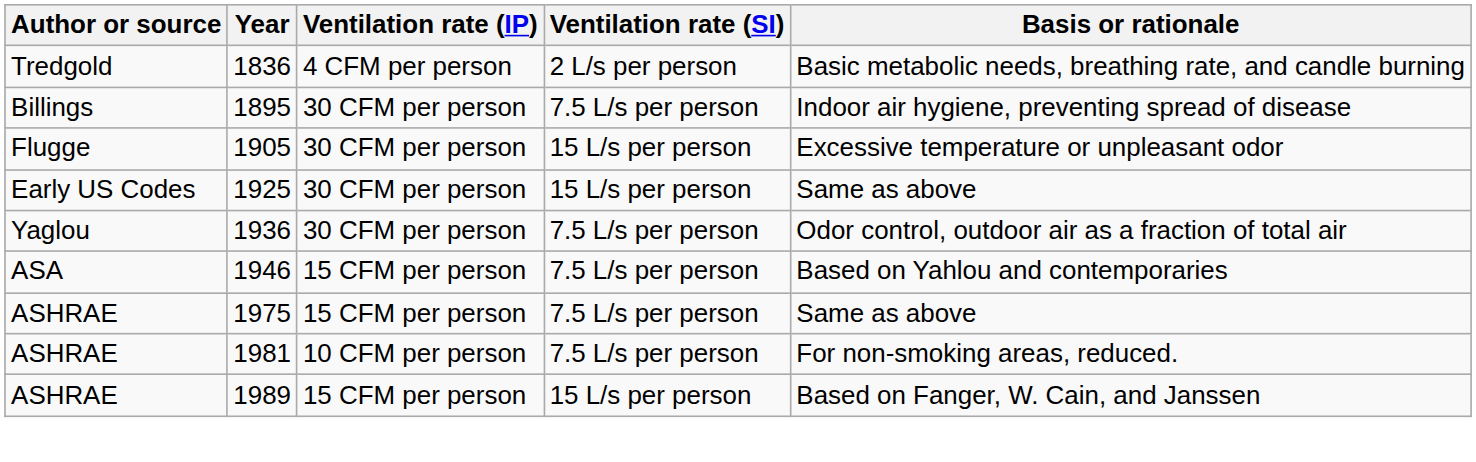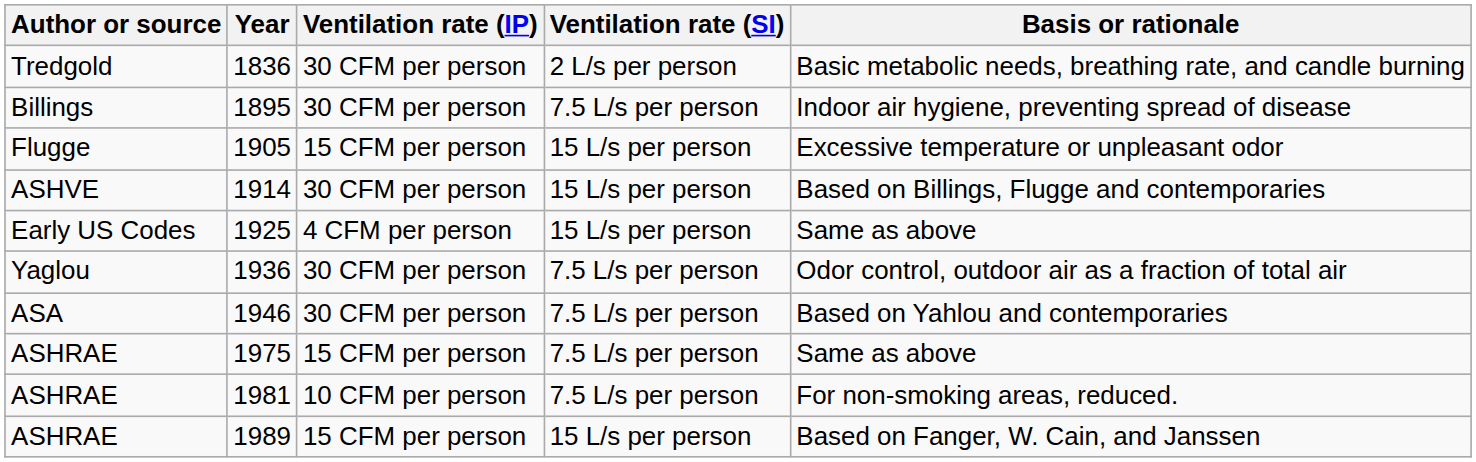(407, 66) 4 CFM per person -> (415, 66) 30 CFM per person
(415, 148) 30 CFM per person -> (415, 148) 15 CFM per person
+ row: (262, 189)
(415, 189) 30 CFM per person -> (407, 230) 4 CFM per person
(415, 271) 15 CFM per person -> (415, 312) 30 CFM per person
